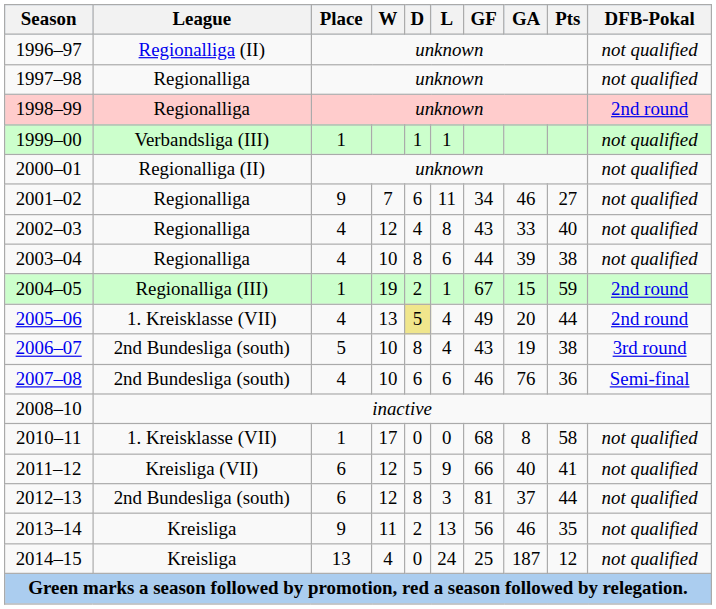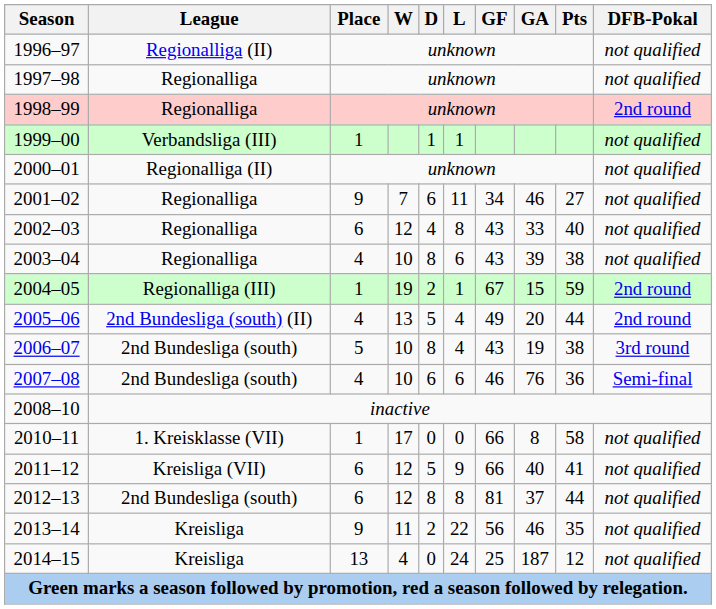(341, 229) 4 -> (359, 229) 6
(484, 259) 44 -> (494, 259) 43
(202, 318) 1. Kreisklasse (VII) -> (209, 318) 2nd Bundesliga (south) (II)
(417, 318) khaki background -> (431, 318) no background
(484, 438) 68 -> (494, 438) 66
(447, 498) 3 -> (459, 498) 8
(447, 528) 13 -> (459, 528) 22
